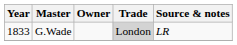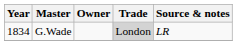(18, 31) 1833 -> (18, 31) 1834
